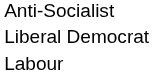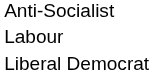rows swapped: (34, 63) <-> (77, 37)
